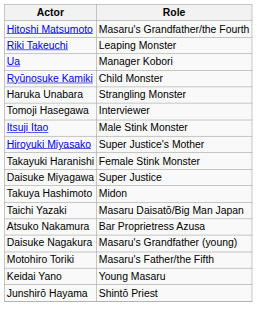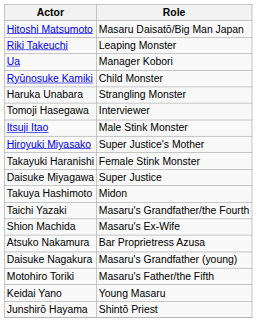(174, 29) Masaru's Grandfather/the Fourth -> (171, 29) Masaru Daisatō/Big Man Japan
(171, 210) Masaru Daisatō/Big Man Japan -> (174, 210) Masaru's Grandfather/the Fourth
+ row: (41, 227)
